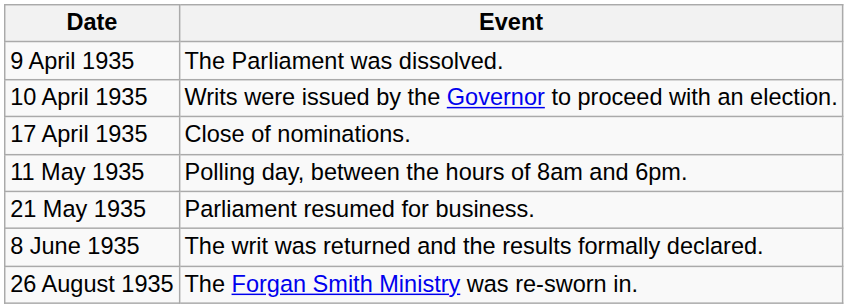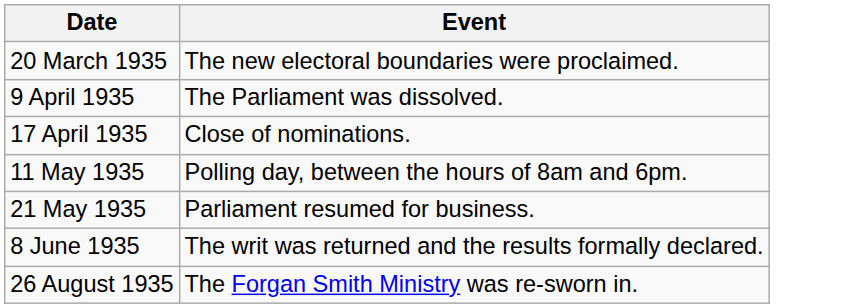+ row: (89, 60)
- row: (79, 97)
